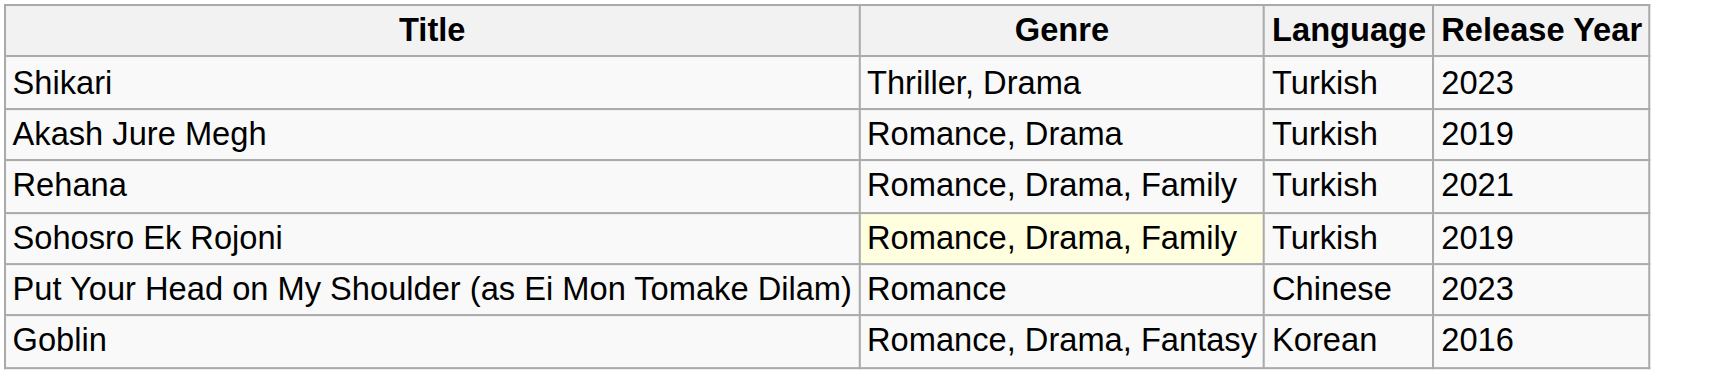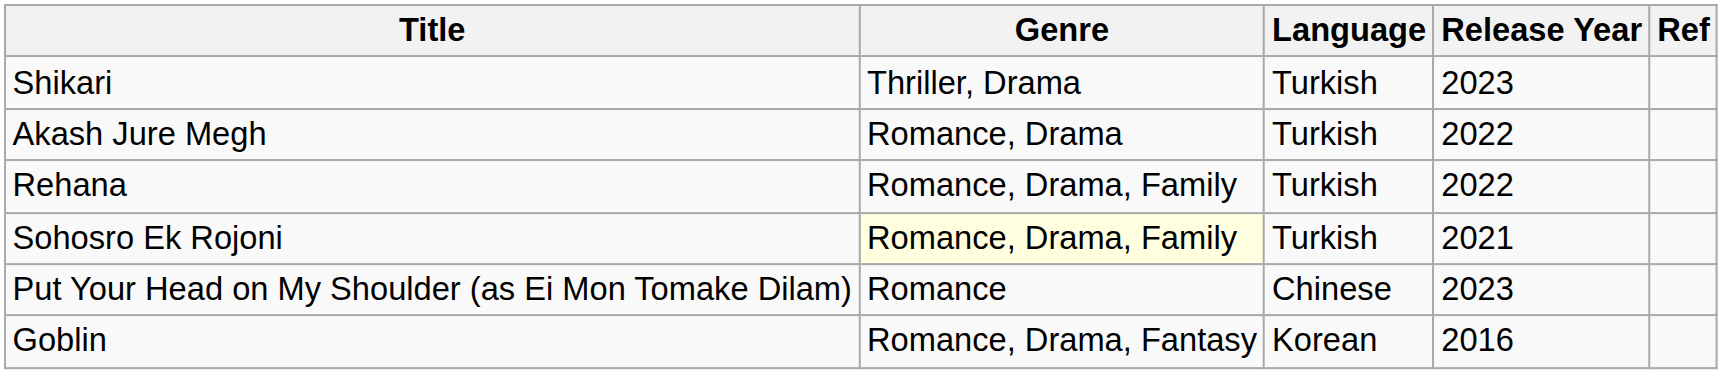+ column: (1683, 30)
(1478, 133) 2019 -> (1478, 133) 2022
(1478, 185) 2021 -> (1478, 185) 2022
(1478, 237) 2019 -> (1478, 237) 2021
